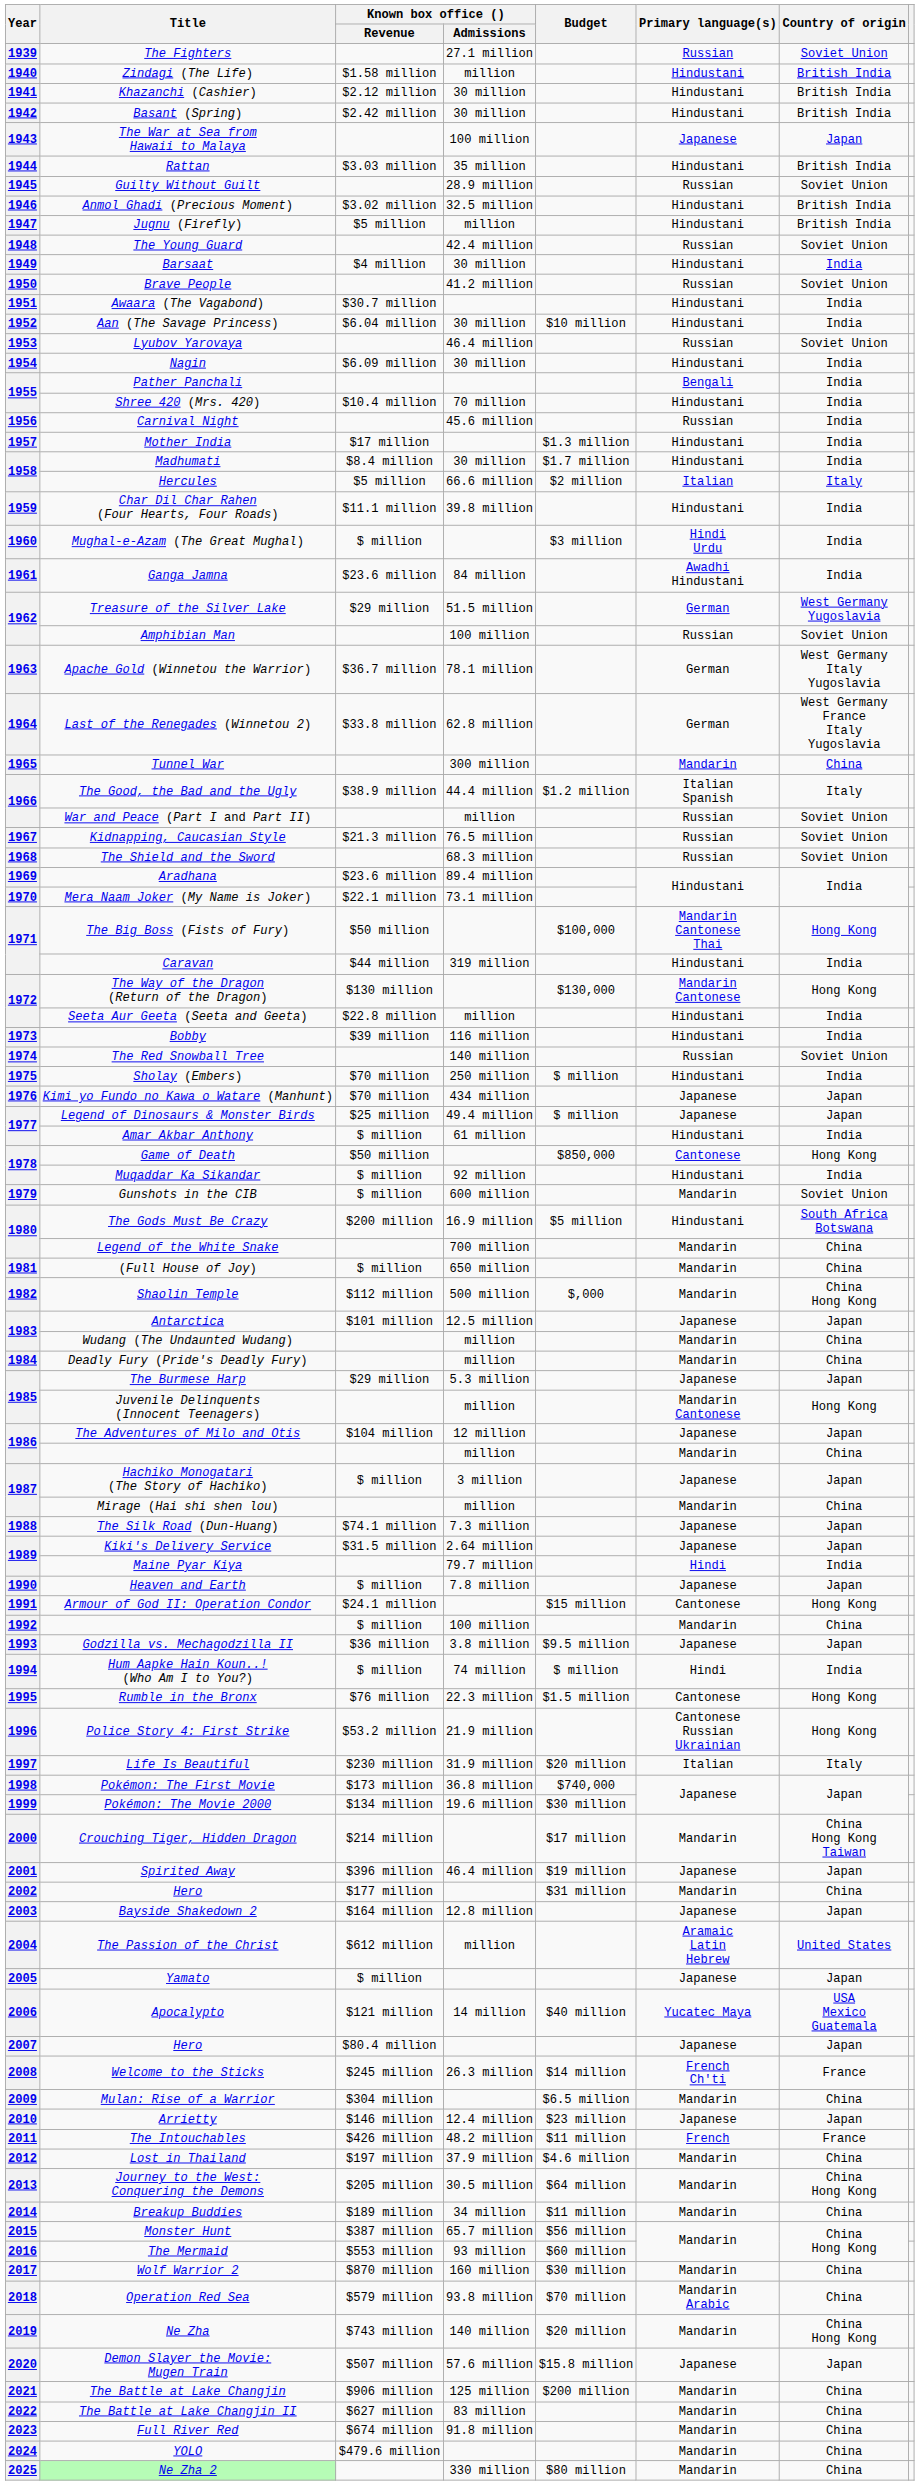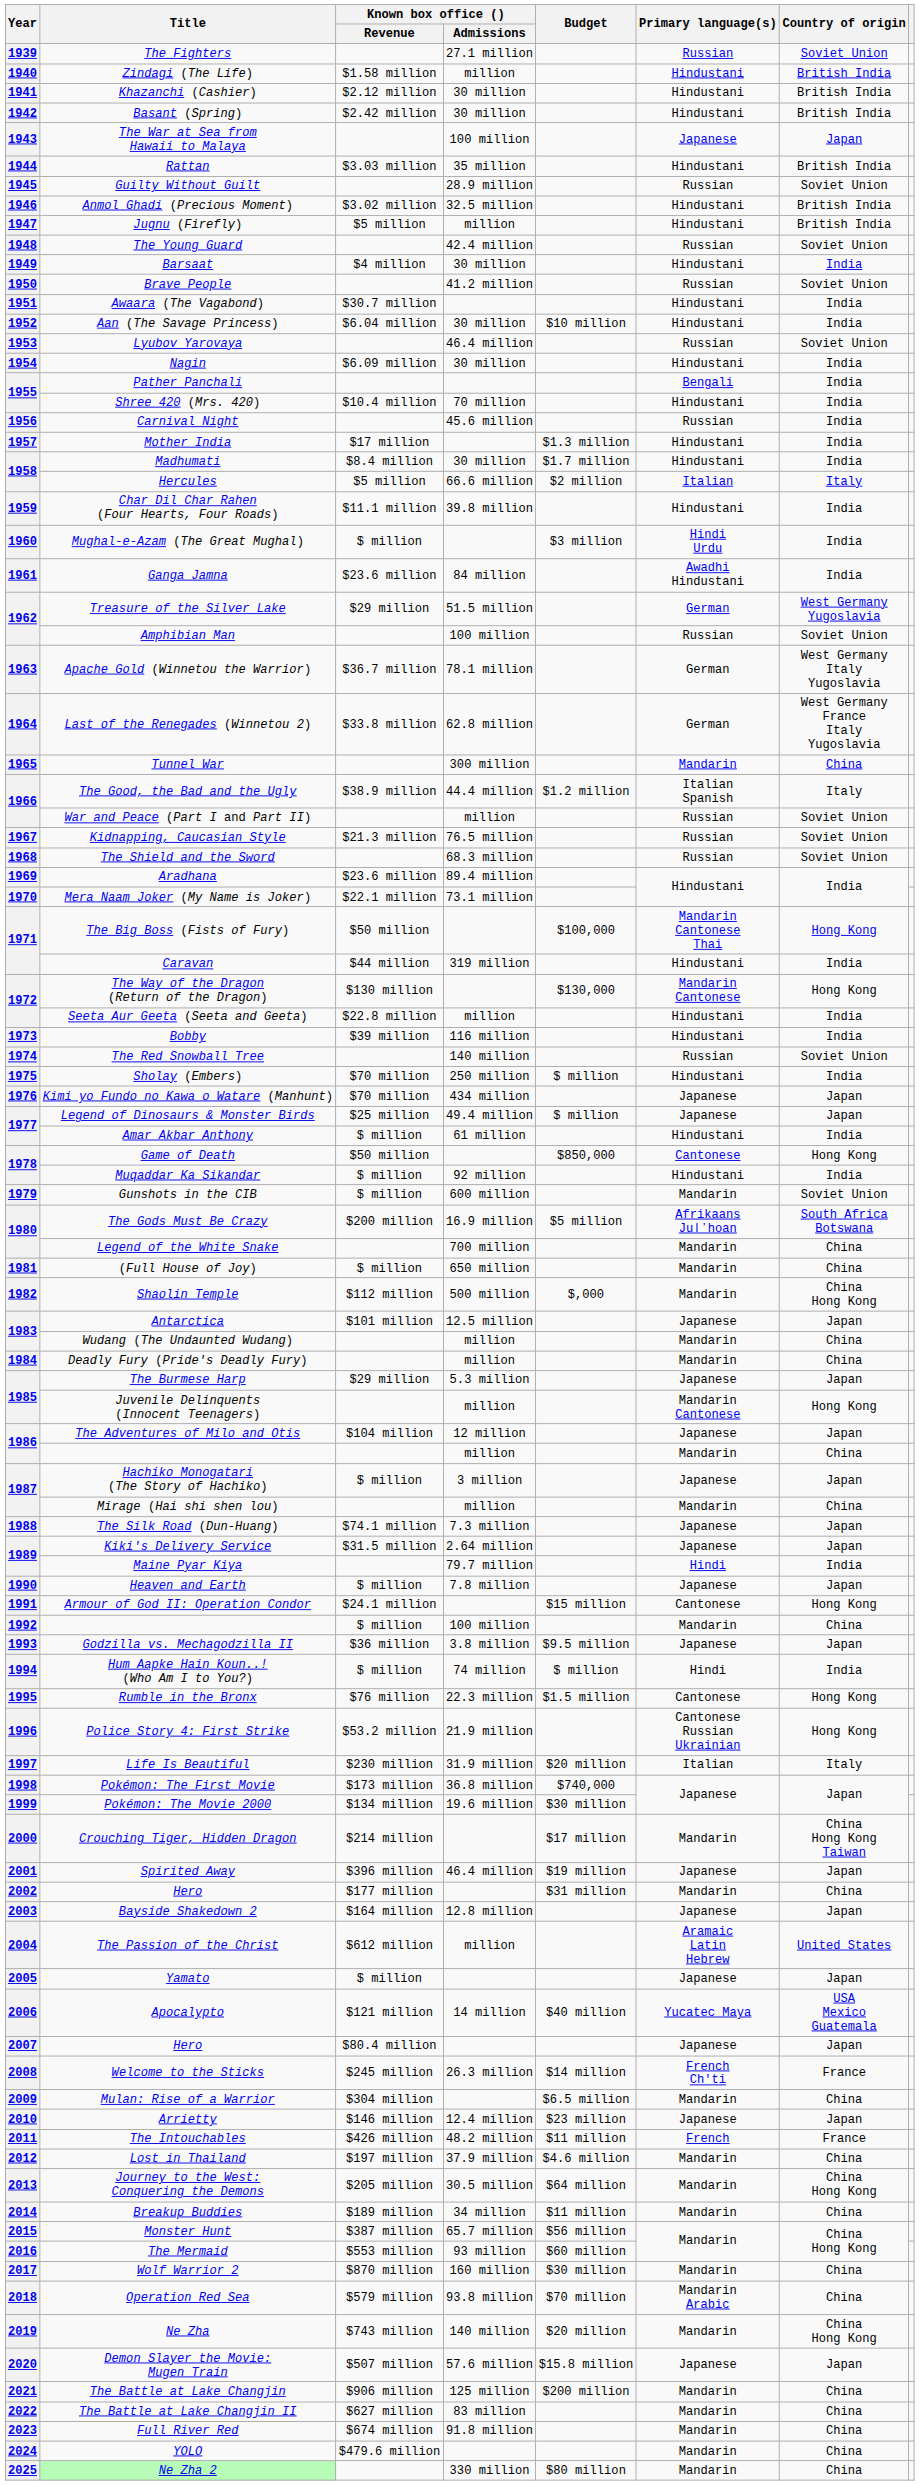(708, 1222) Hindustani -> (708, 1222) Afrikaans Juǀʼhoan
